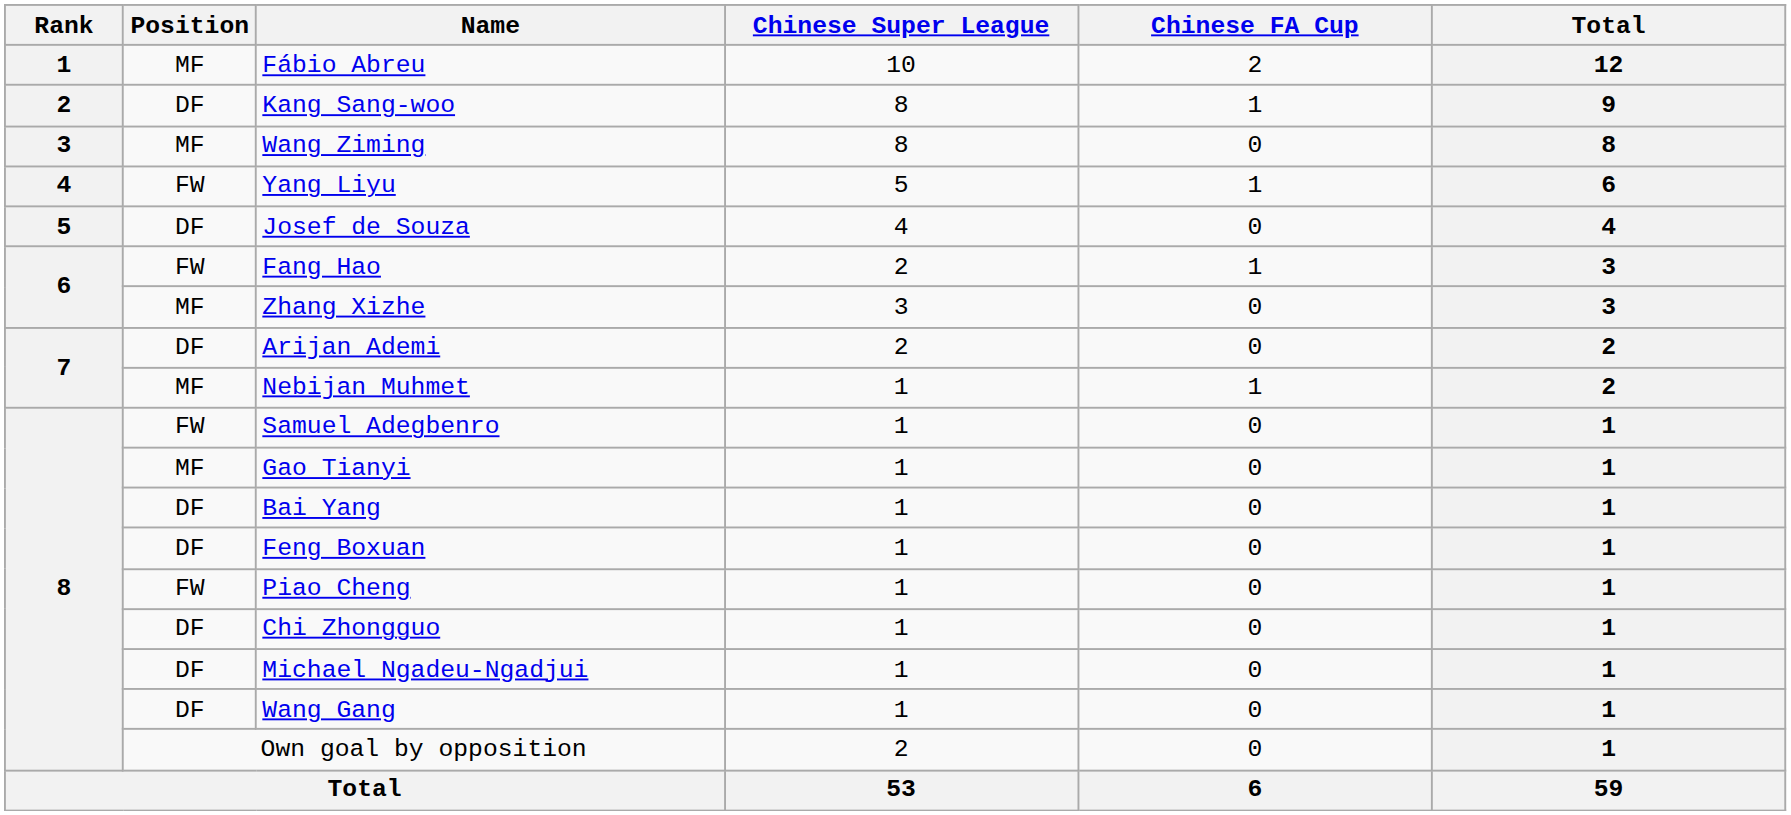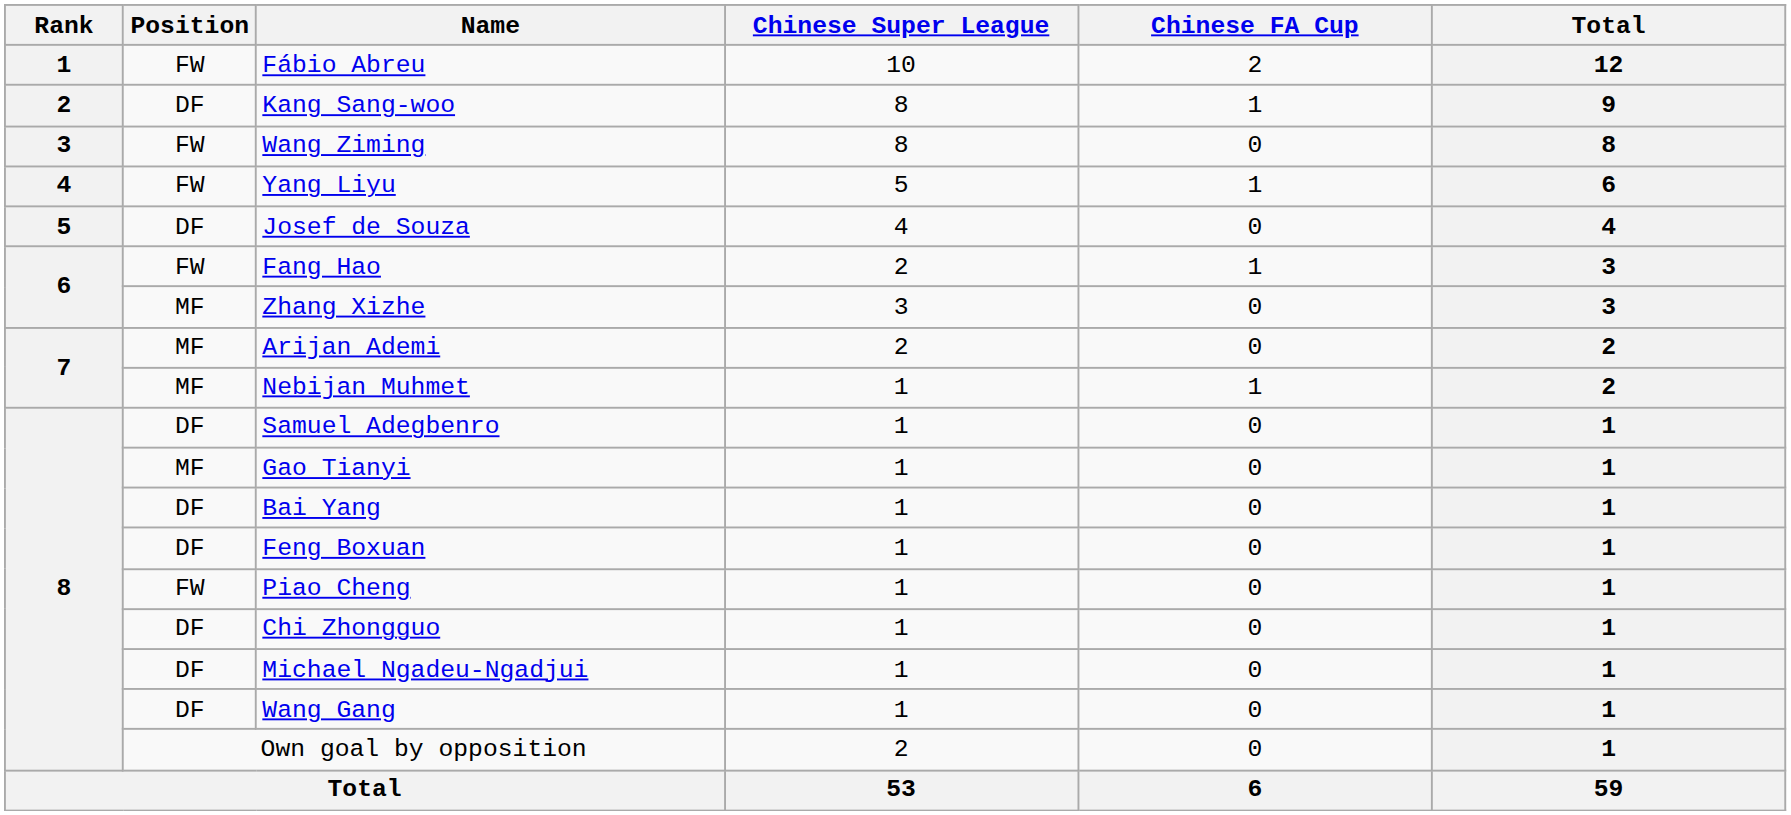(190, 65) MF -> (190, 65) FW
(190, 146) MF -> (190, 146) FW
(190, 347) DF -> (190, 347) MF
(190, 428) FW -> (190, 428) DF
